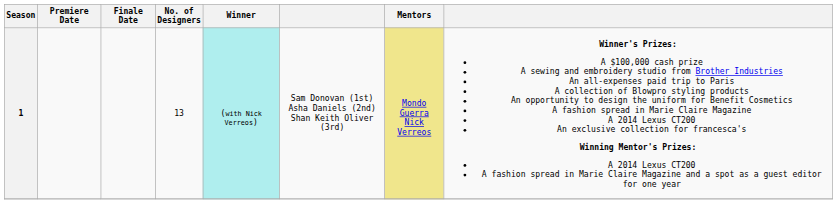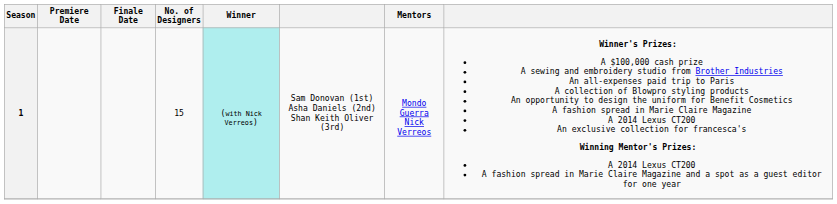(179, 113) 13 -> (179, 113) 15
(414, 118) khaki background -> (414, 118) no background
